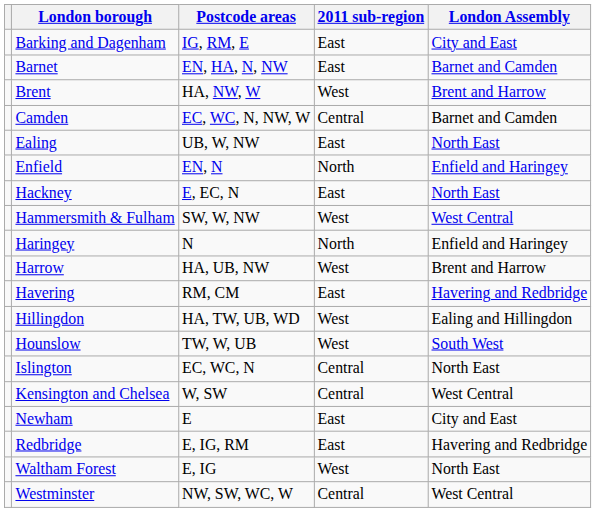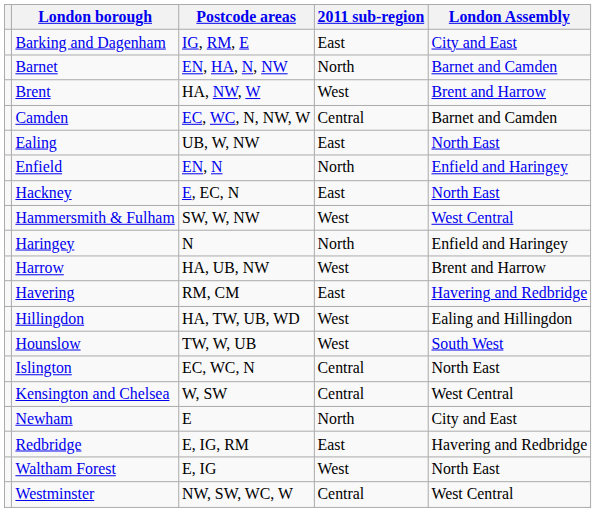(331, 67) East -> (336, 67) North
(331, 419) East -> (336, 419) North
